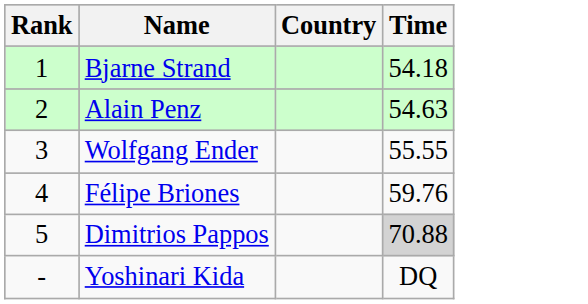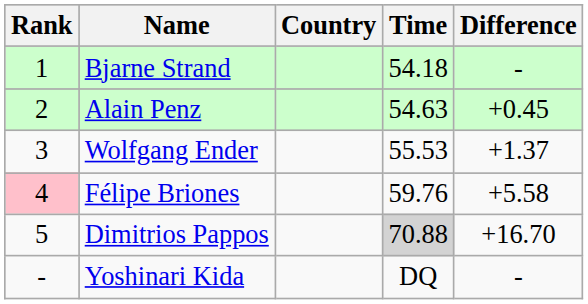+ column: (518, 25)
(418, 151) 55.55 -> (418, 151) 55.53
(42, 192) no background -> (42, 192) pink background
